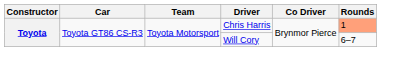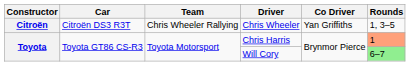+ row: (271, 25)
(348, 39) no background -> (377, 53) lightgreen background
